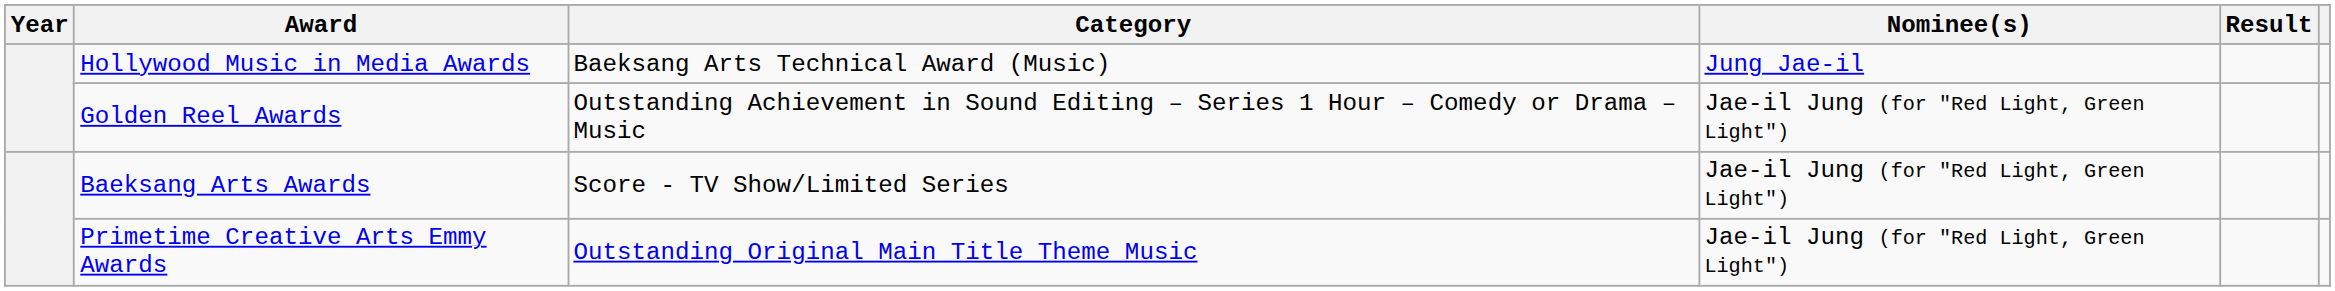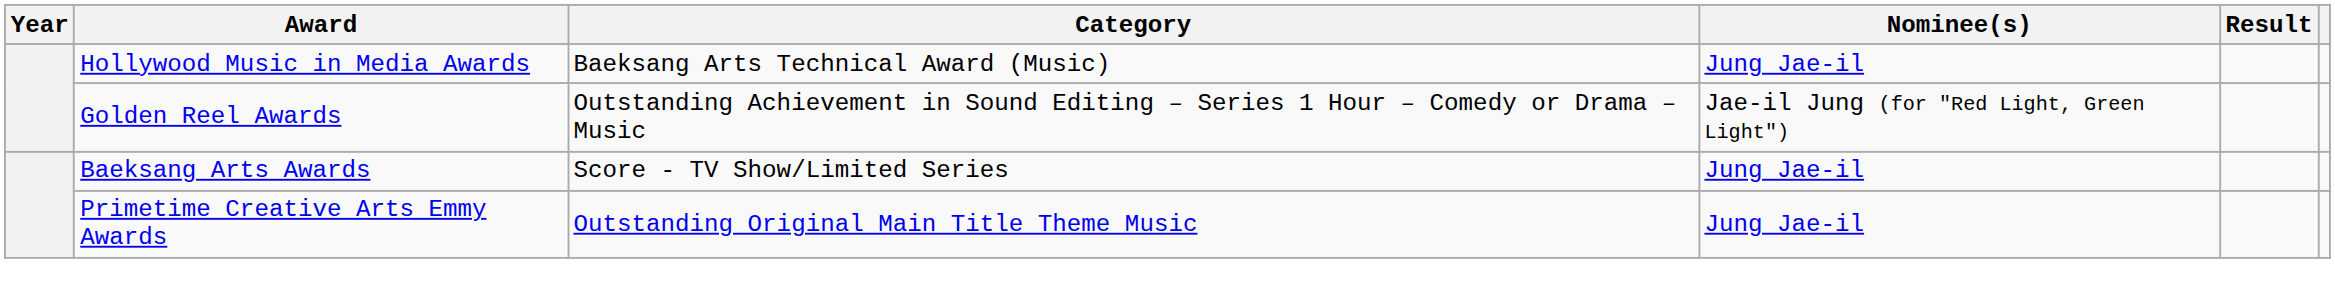(1924, 184) Jae-il Jung (for "Red Light, Green Light") -> (1784, 171) Jung Jae-il
(1924, 251) Jae-il Jung (for "Red Light, Green Light") -> (1784, 224) Jung Jae-il
